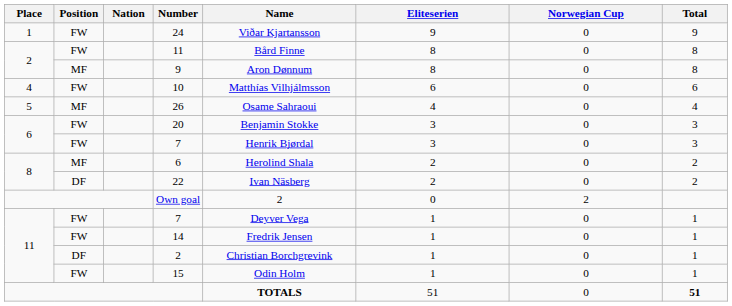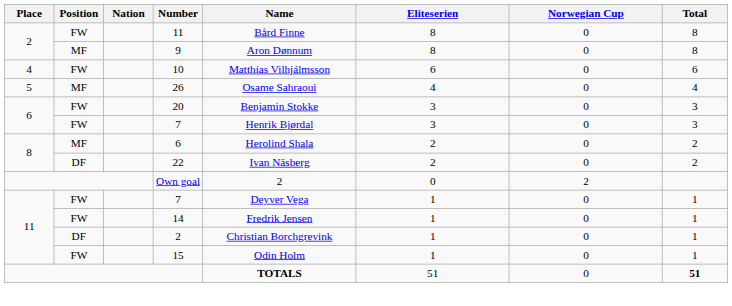- row: (29, 32)
